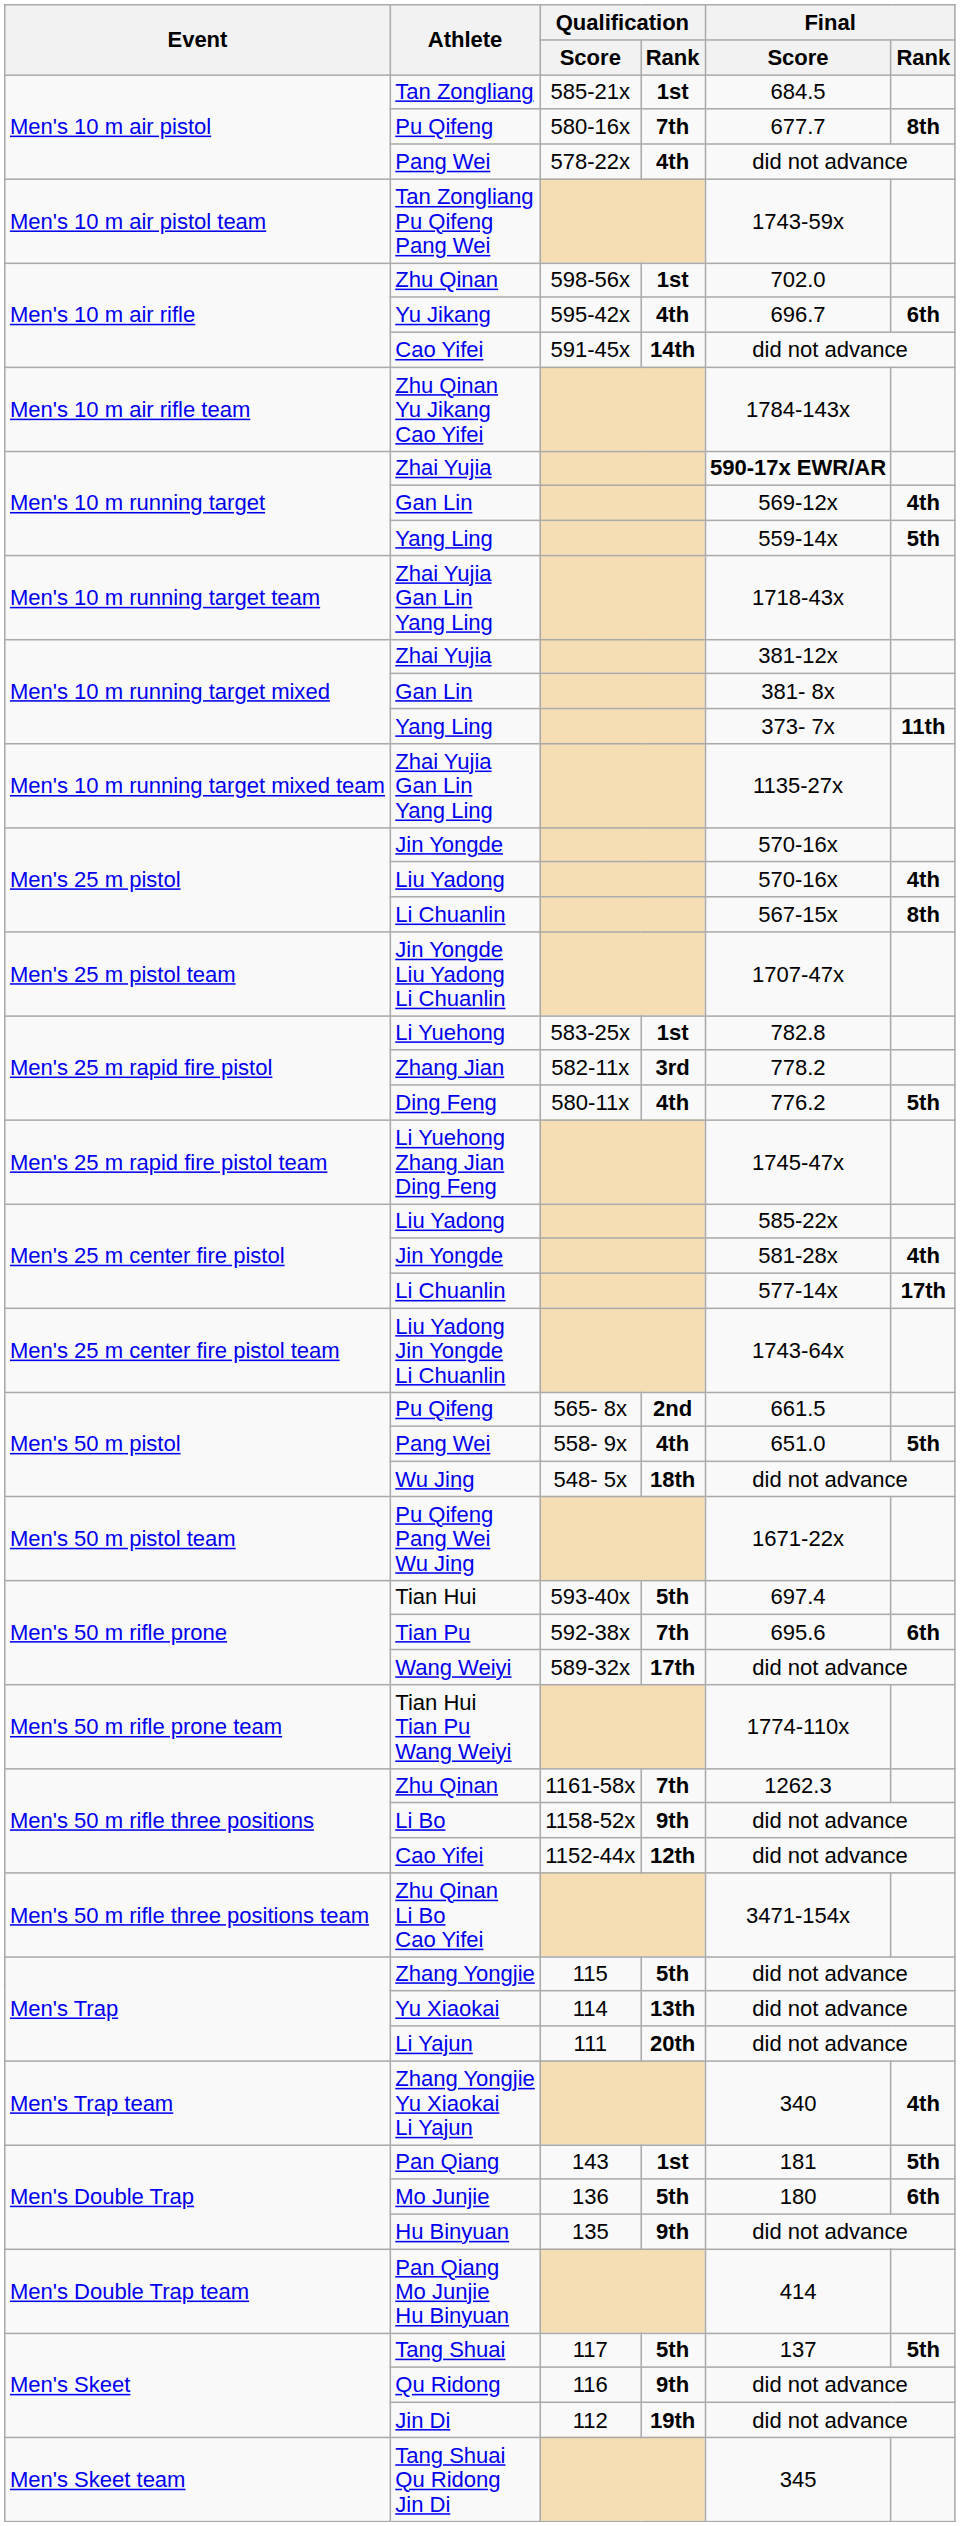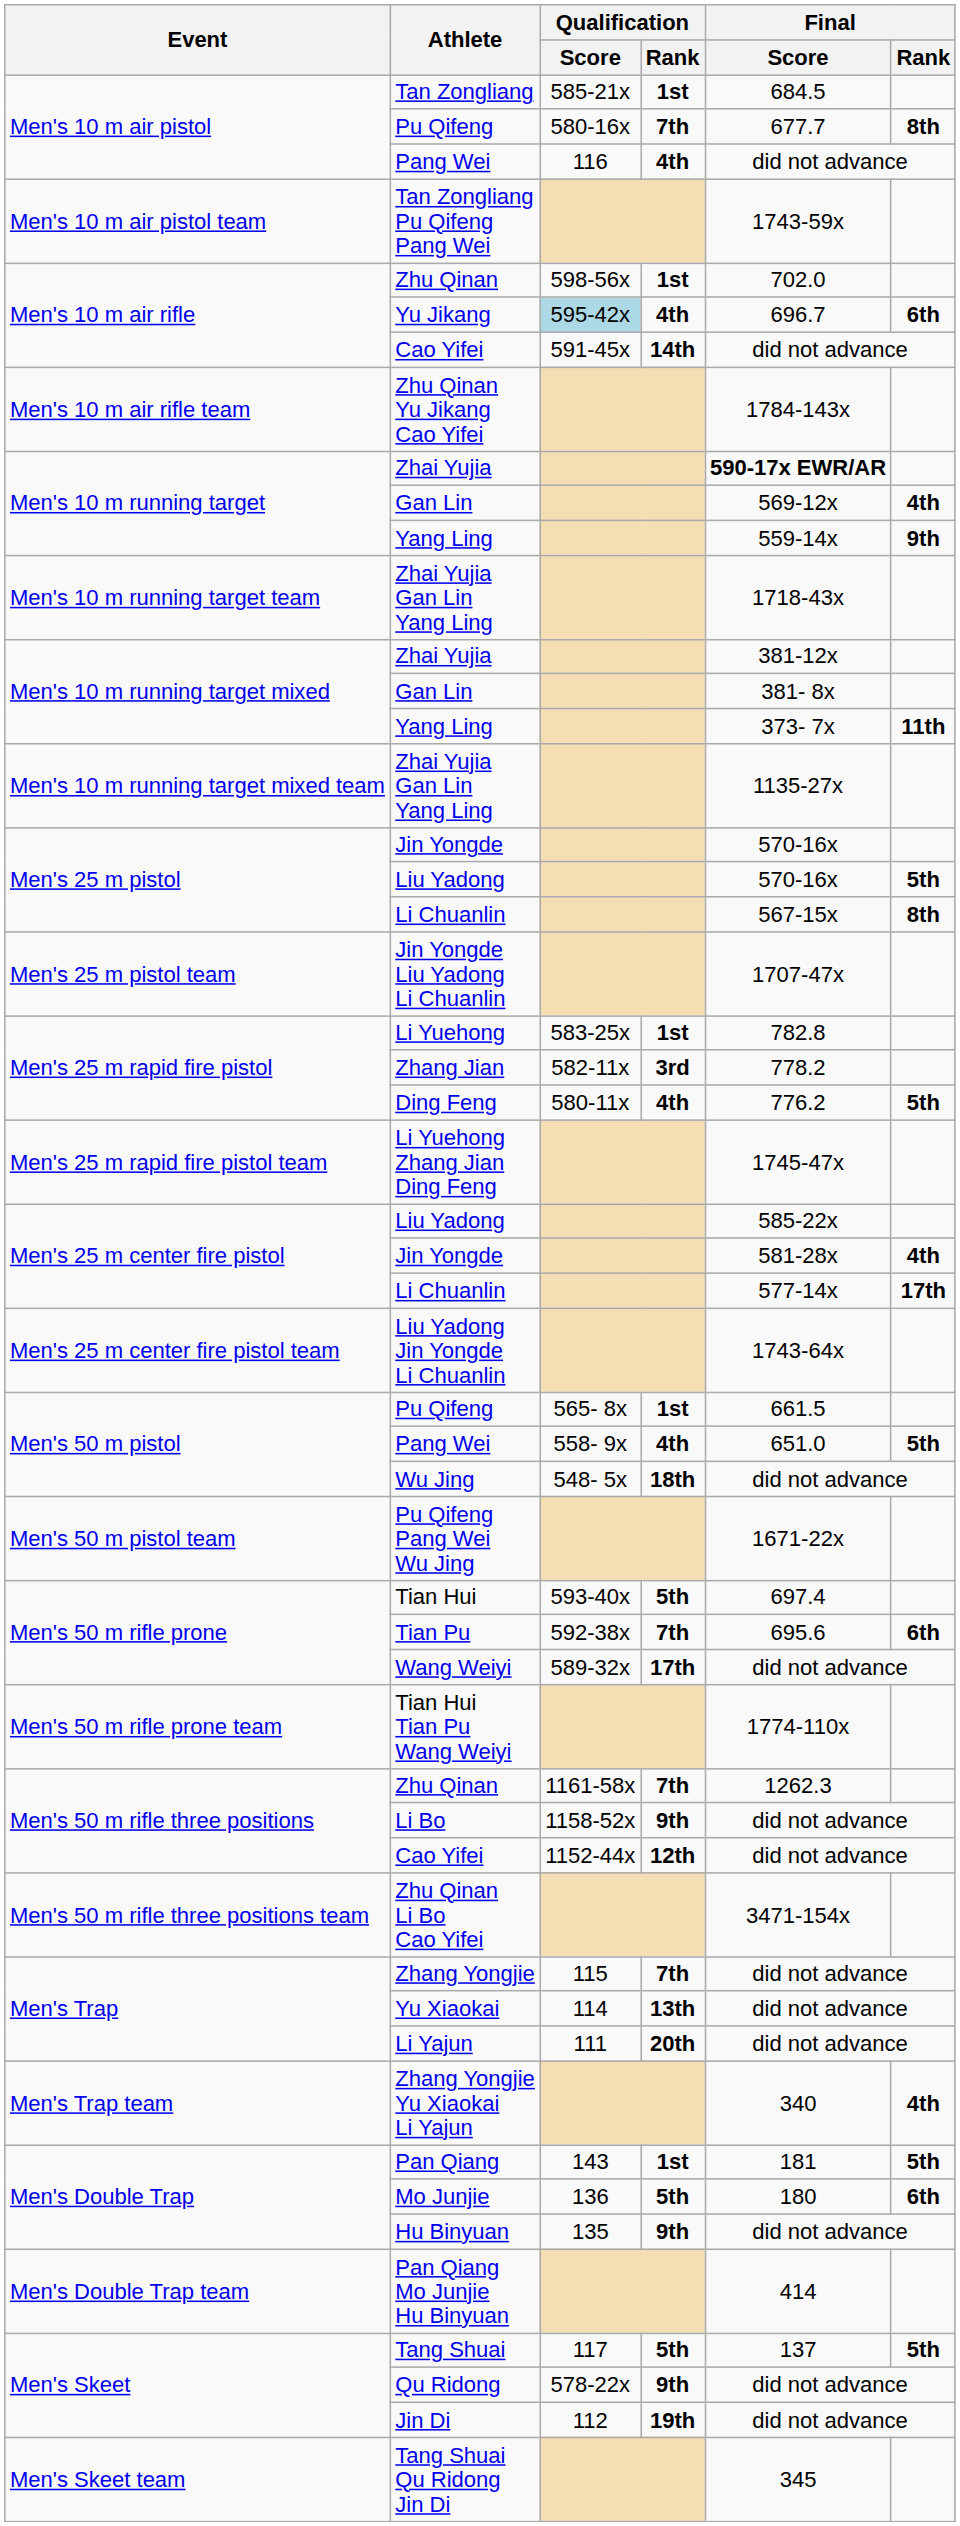(590, 162) 578-22x -> (590, 162) 116
(590, 315) no background -> (590, 315) lightblue background
(923, 538) 5th -> (923, 538) 9th
(923, 880) 4th -> (923, 880) 5th
(673, 1410) 2nd -> (673, 1410) 1st
(673, 1974) 5th -> (673, 1974) 7th
(590, 2385) 116 -> (590, 2385) 578-22x
